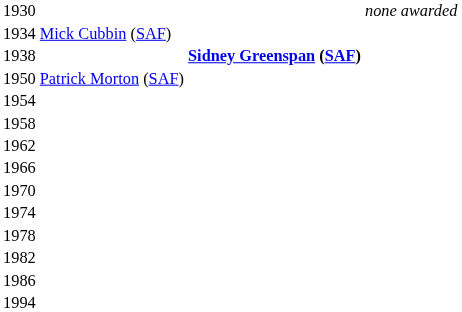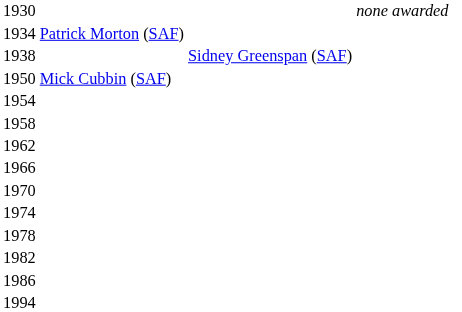(106, 33) Mick Cubbin (SAF) -> (112, 33) Patrick Morton (SAF)
(274, 56) bold -> (270, 56) normal
(112, 78) Patrick Morton (SAF) -> (106, 78) Mick Cubbin (SAF)
